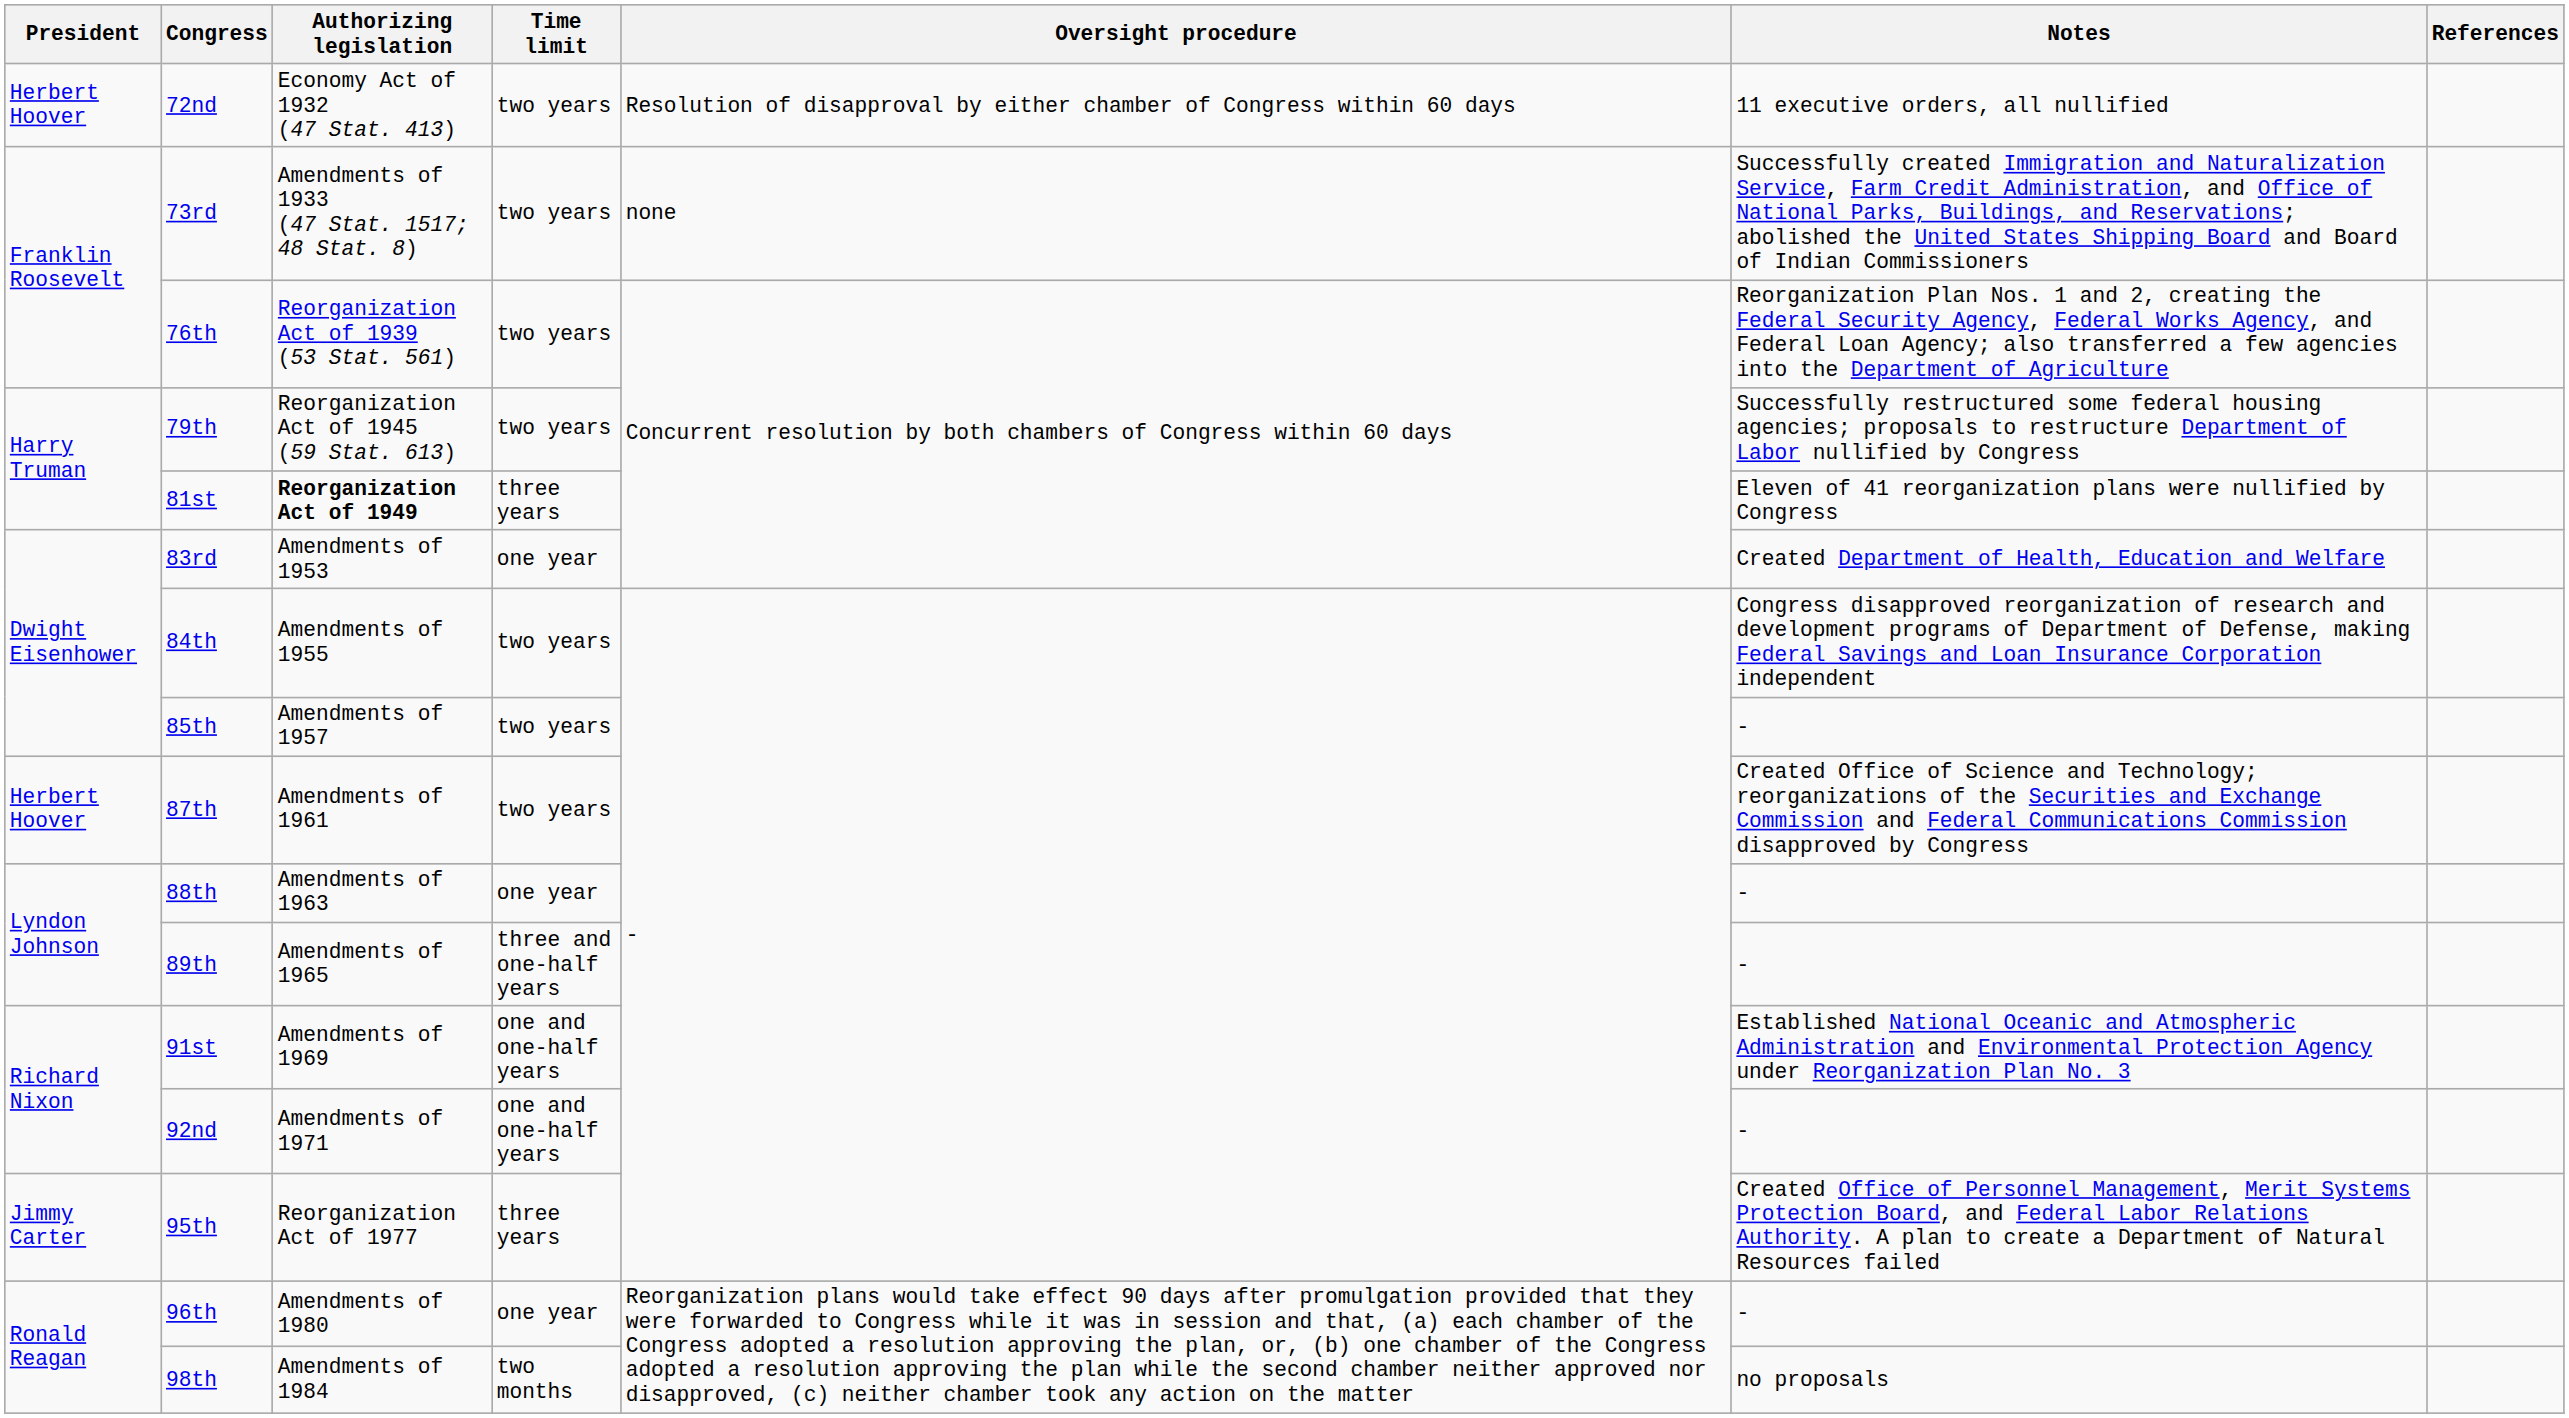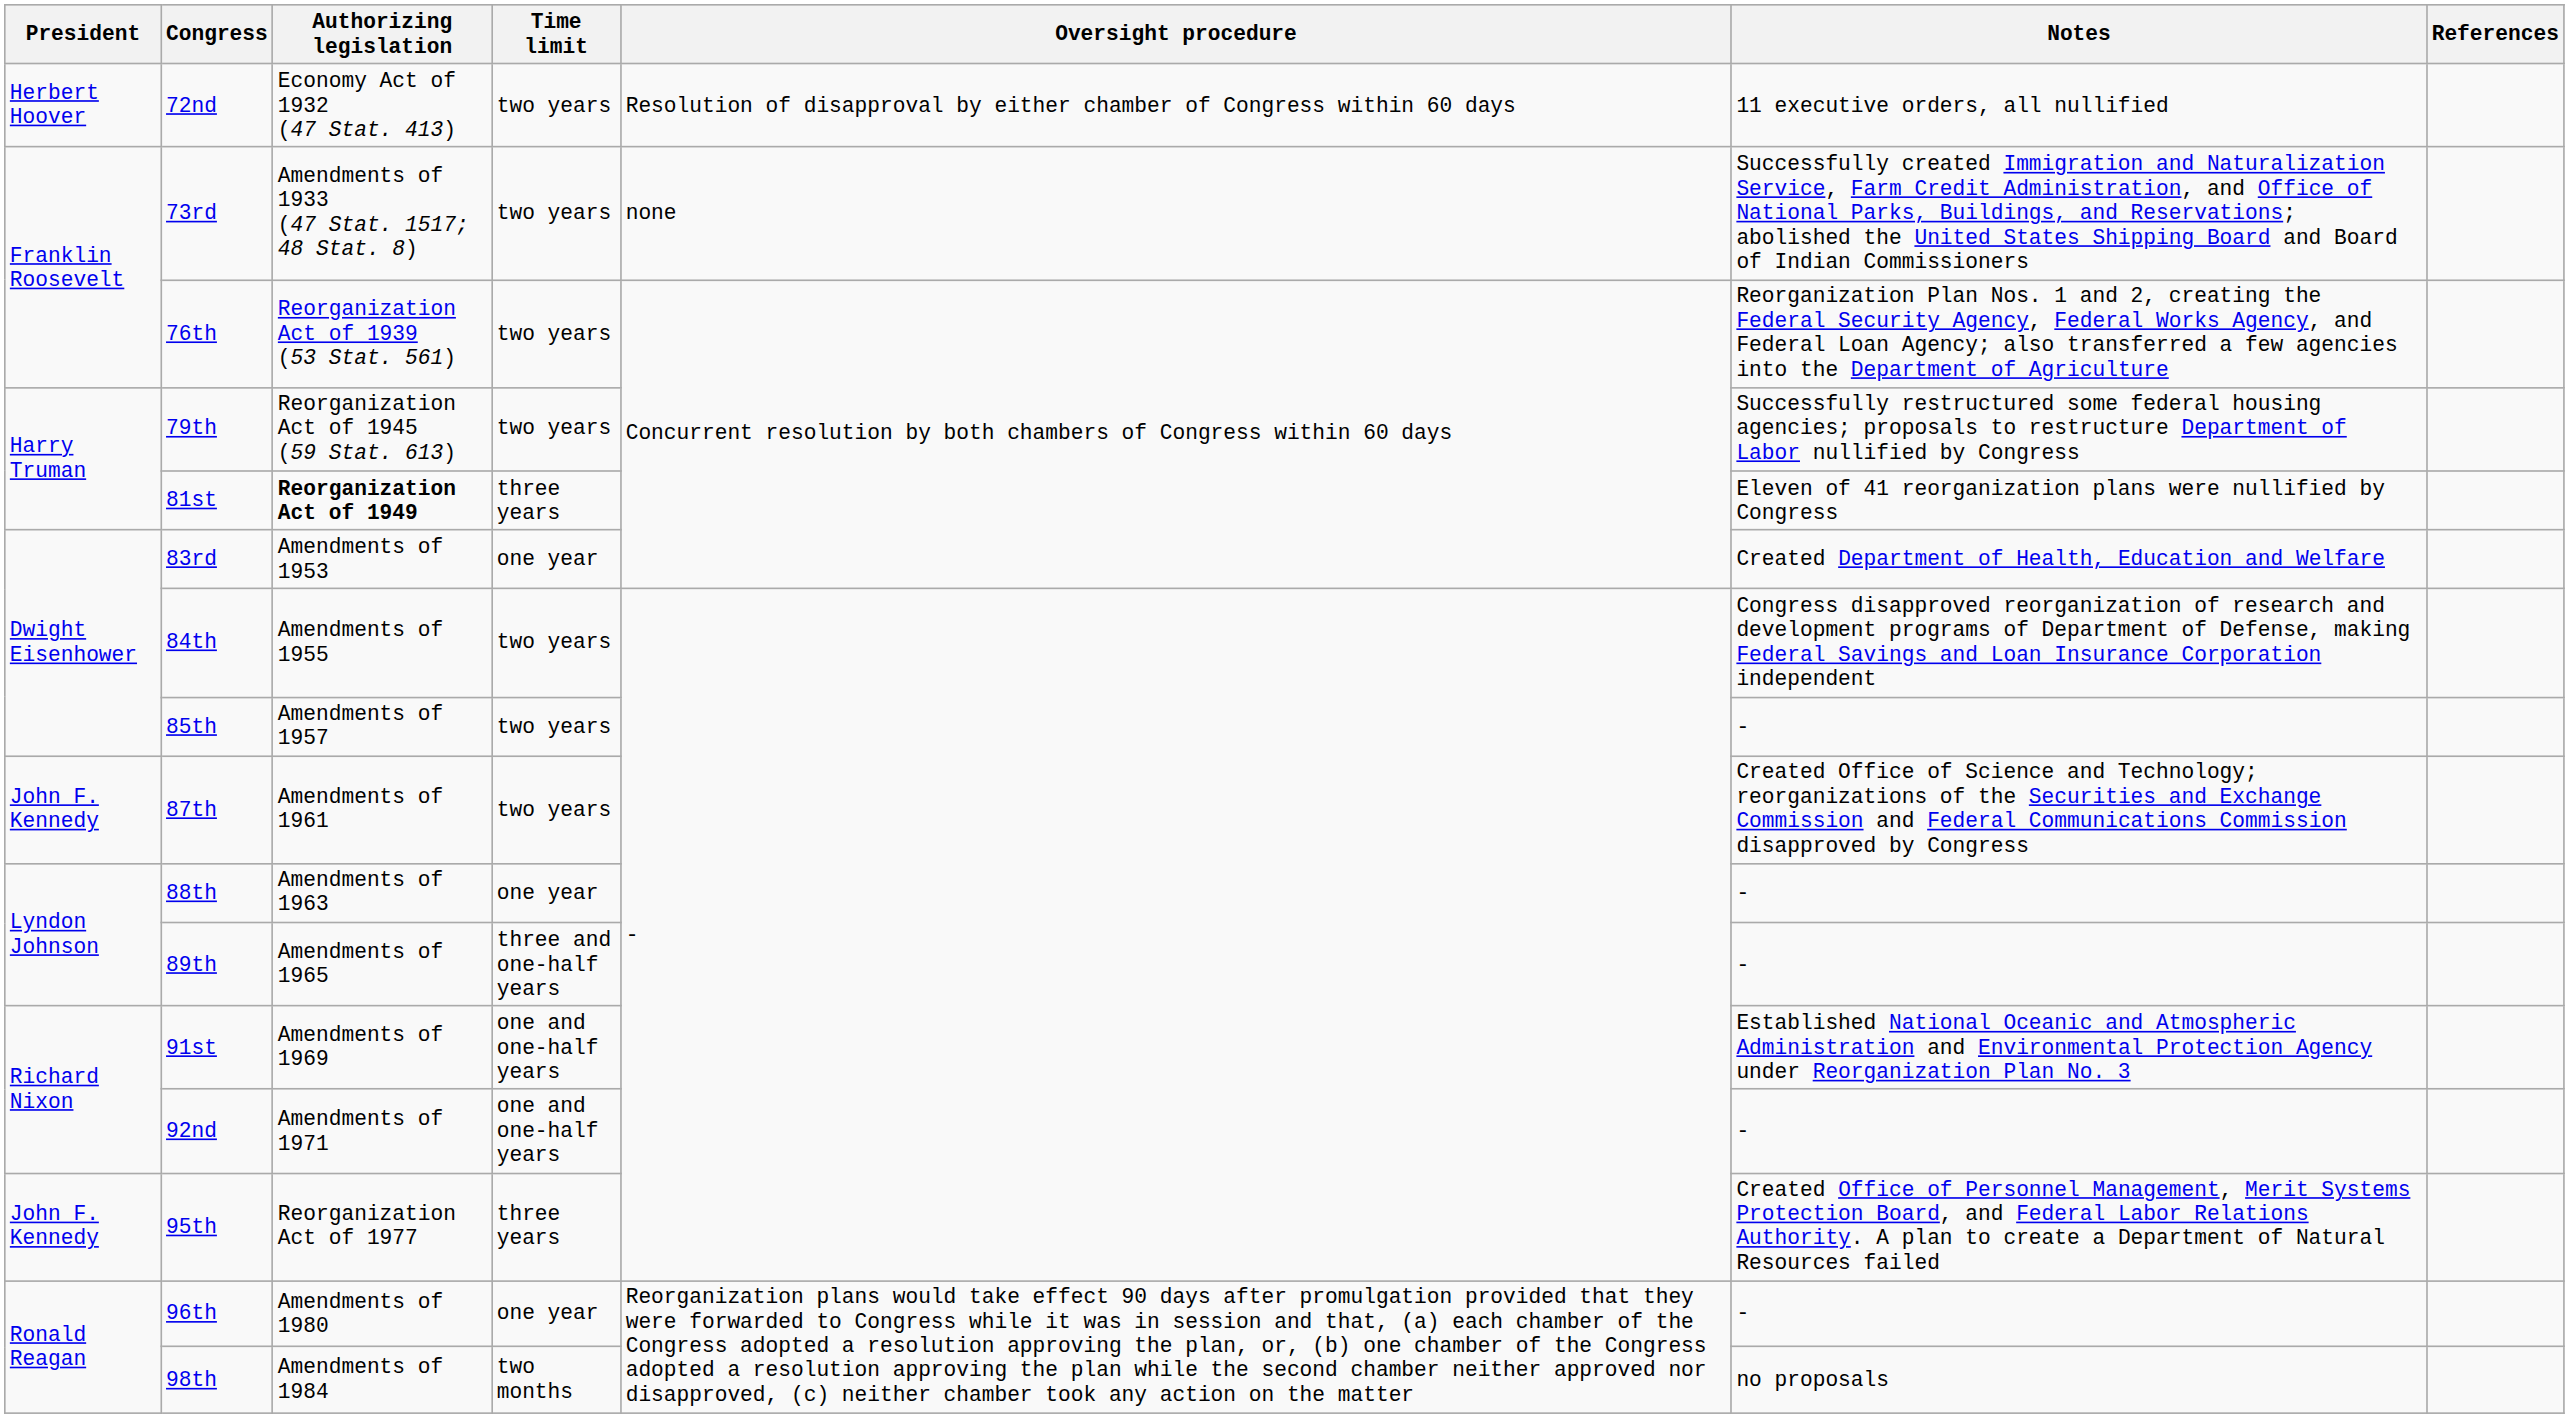(54, 810) Herbert Hoover -> (54, 810) John F. Kennedy
(48, 1227) Jimmy Carter -> (54, 1227) John F. Kennedy
